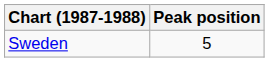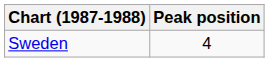(207, 43) 5 -> (207, 43) 4
